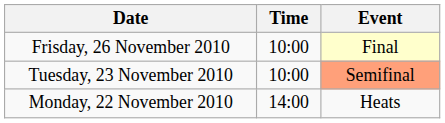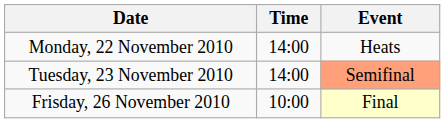rows swapped: (131, 103) <-> (131, 46)
(289, 74) 10:00 -> (289, 74) 14:00
